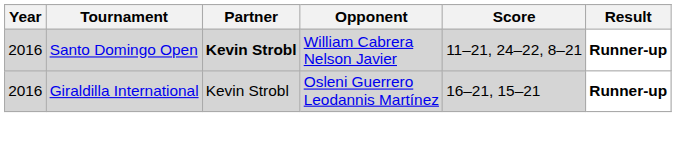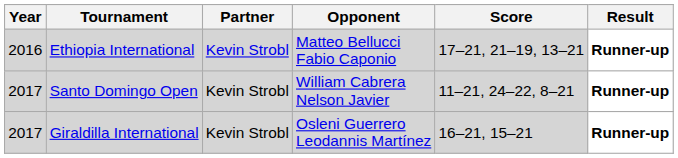+ row: (122, 50)
(25, 50) 2016 -> (25, 91) 2017
(251, 50) bold -> (247, 91) normal
(25, 91) 2016 -> (25, 133) 2017
